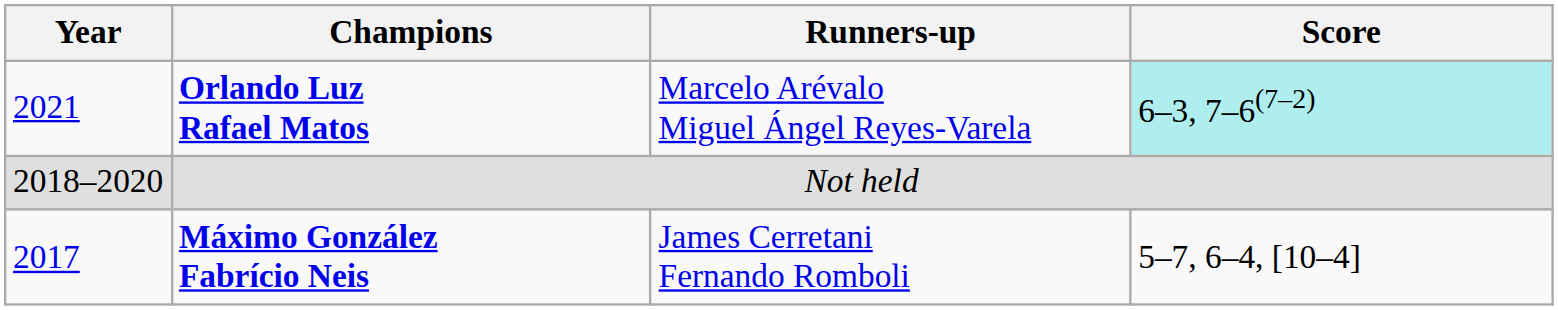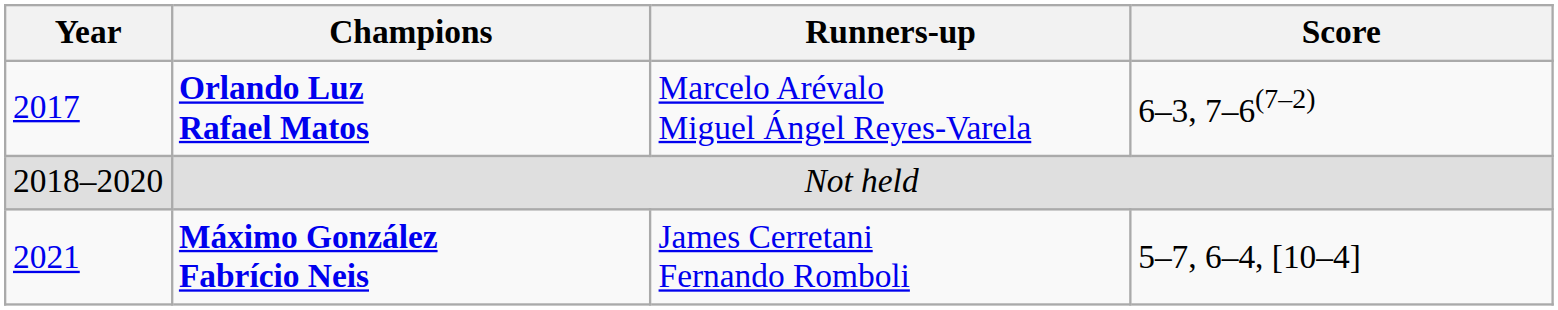(46, 107) 2021 -> (46, 107) 2017
(1227, 107) paleturquoise background -> (1227, 107) no background
(46, 256) 2017 -> (46, 256) 2021
